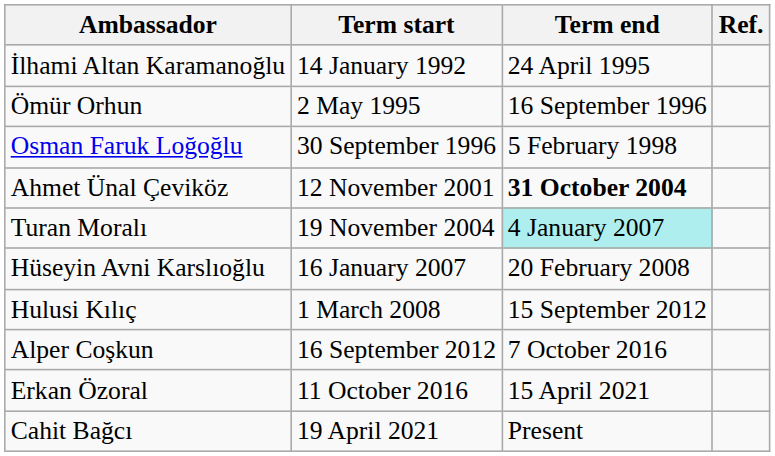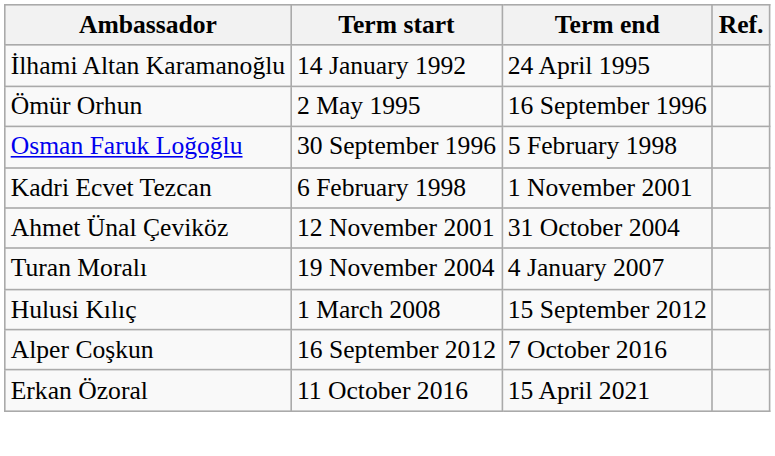+ row: (111, 187)
(597, 187) bold -> (594, 227) normal
(586, 227) paleturquoise background -> (586, 268) no background
- row: (138, 268)
- row: (71, 430)
